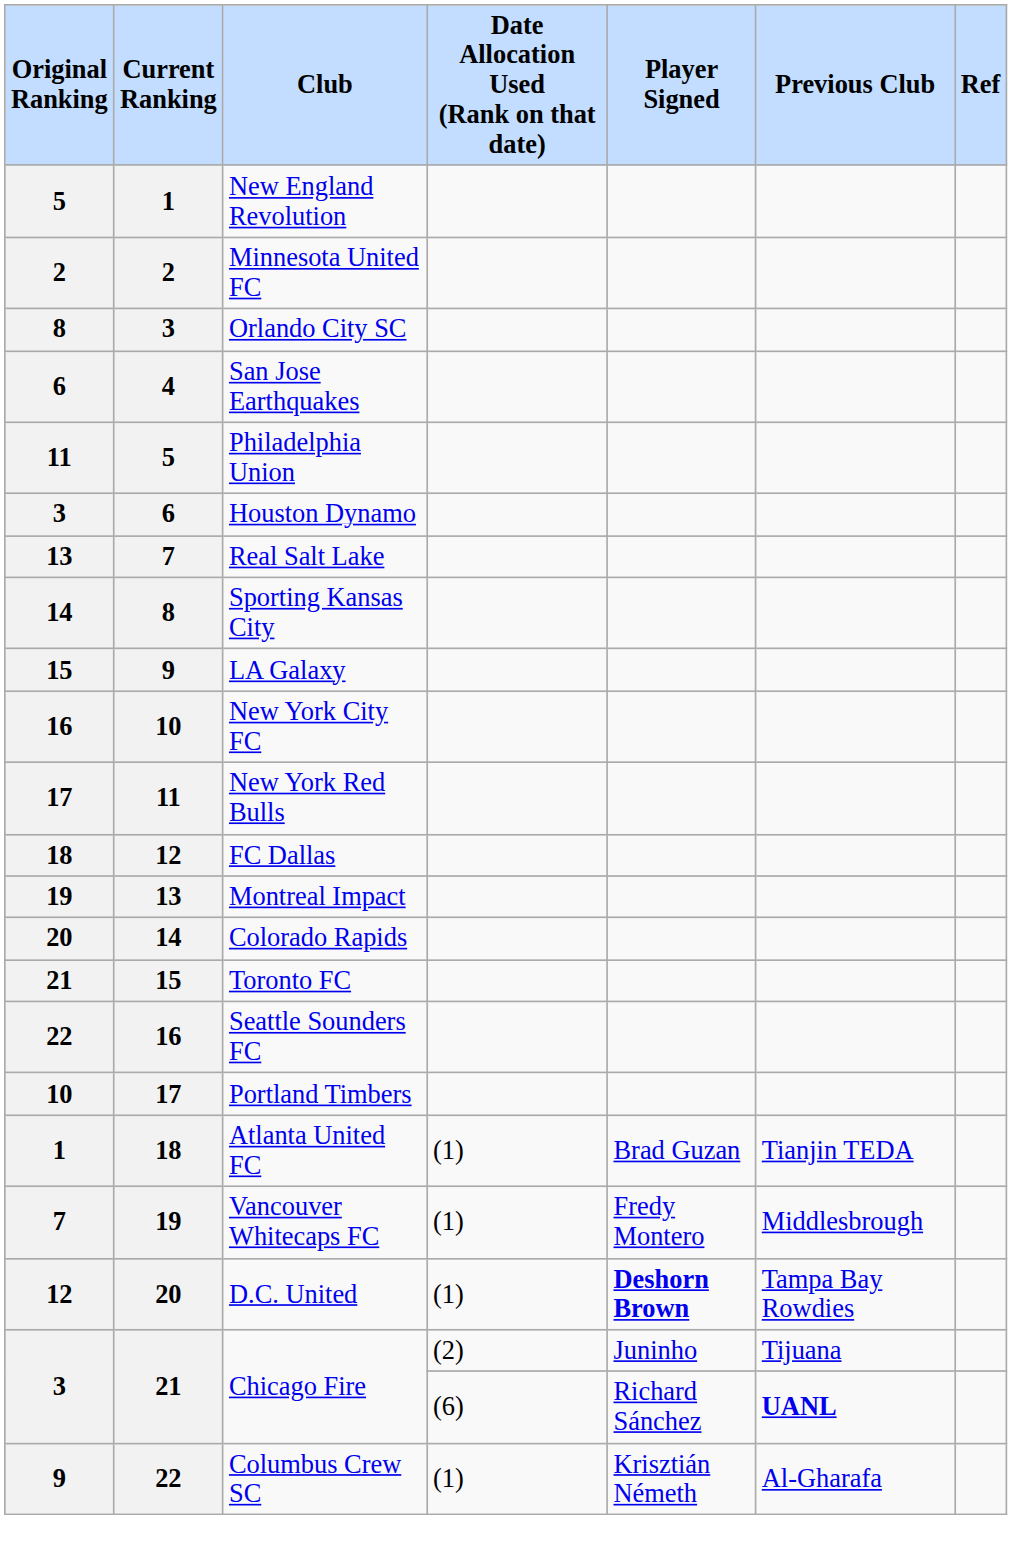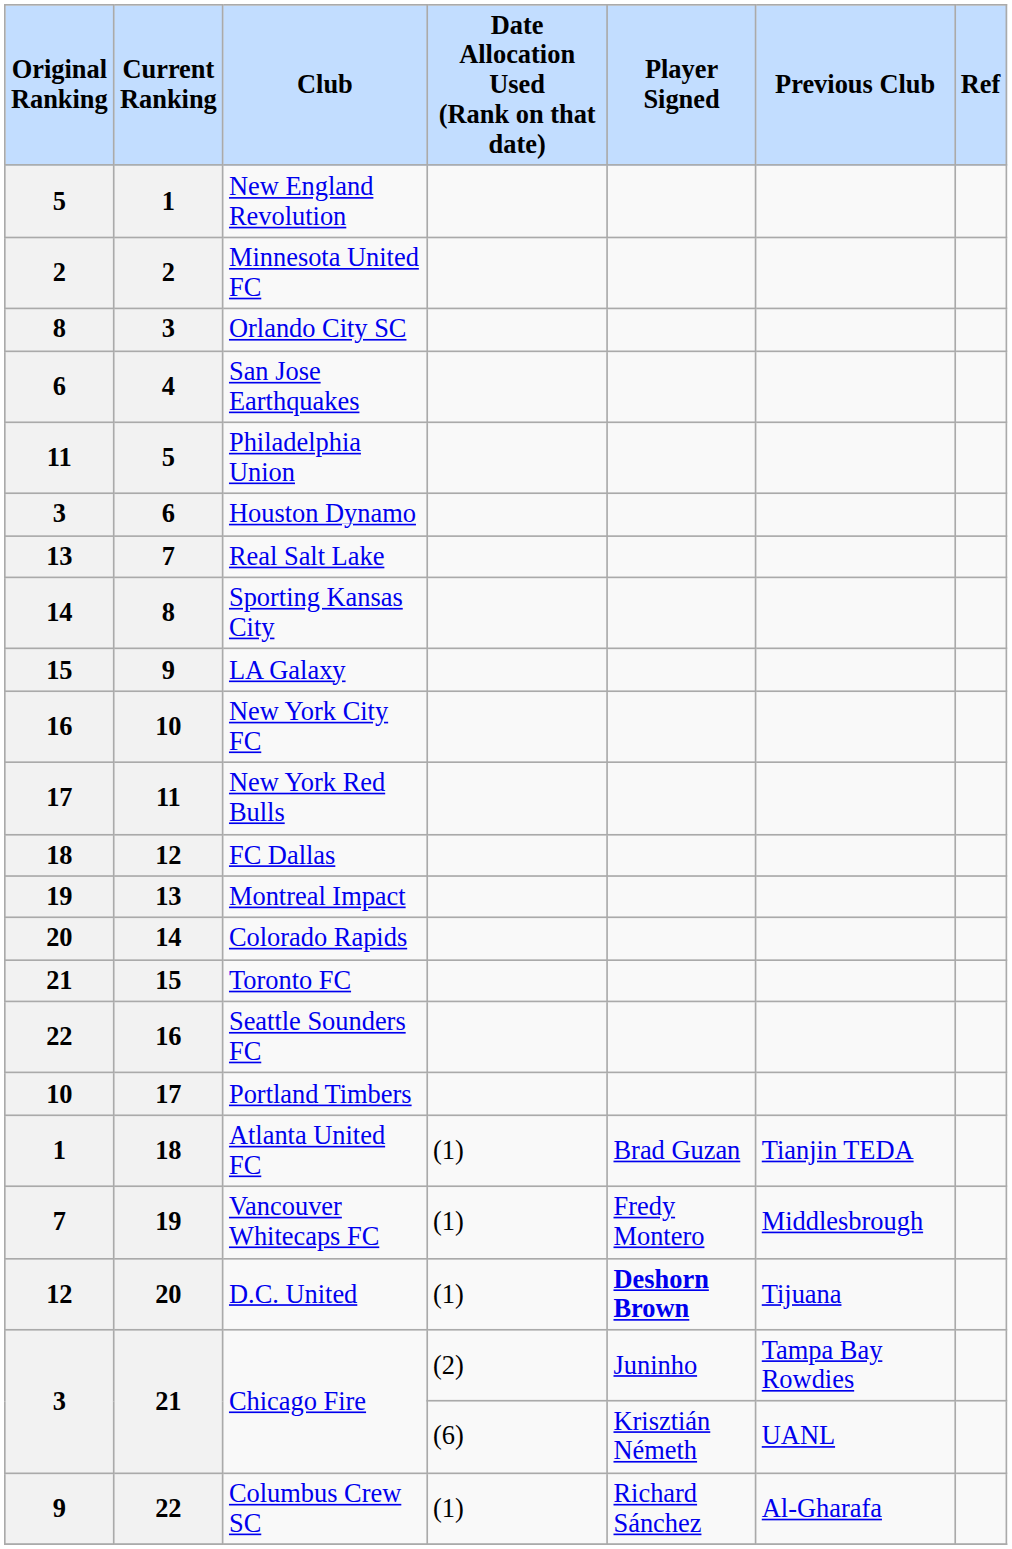(822, 1293) Tampa Bay Rowdies -> (802, 1293) Tijuana
(802, 1350) Tijuana -> (822, 1365) Tampa Bay Rowdies
(657, 1406) Richard Sánchez -> (662, 1436) Krisztián Németh
(799, 1406) bold -> (798, 1436) normal
(662, 1478) Krisztián Németh -> (657, 1508) Richard Sánchez
